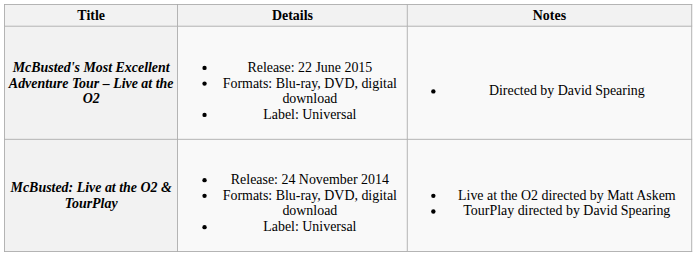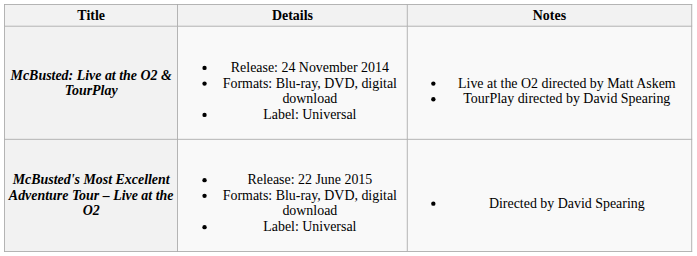rows swapped: (91, 195) <-> (91, 82)
